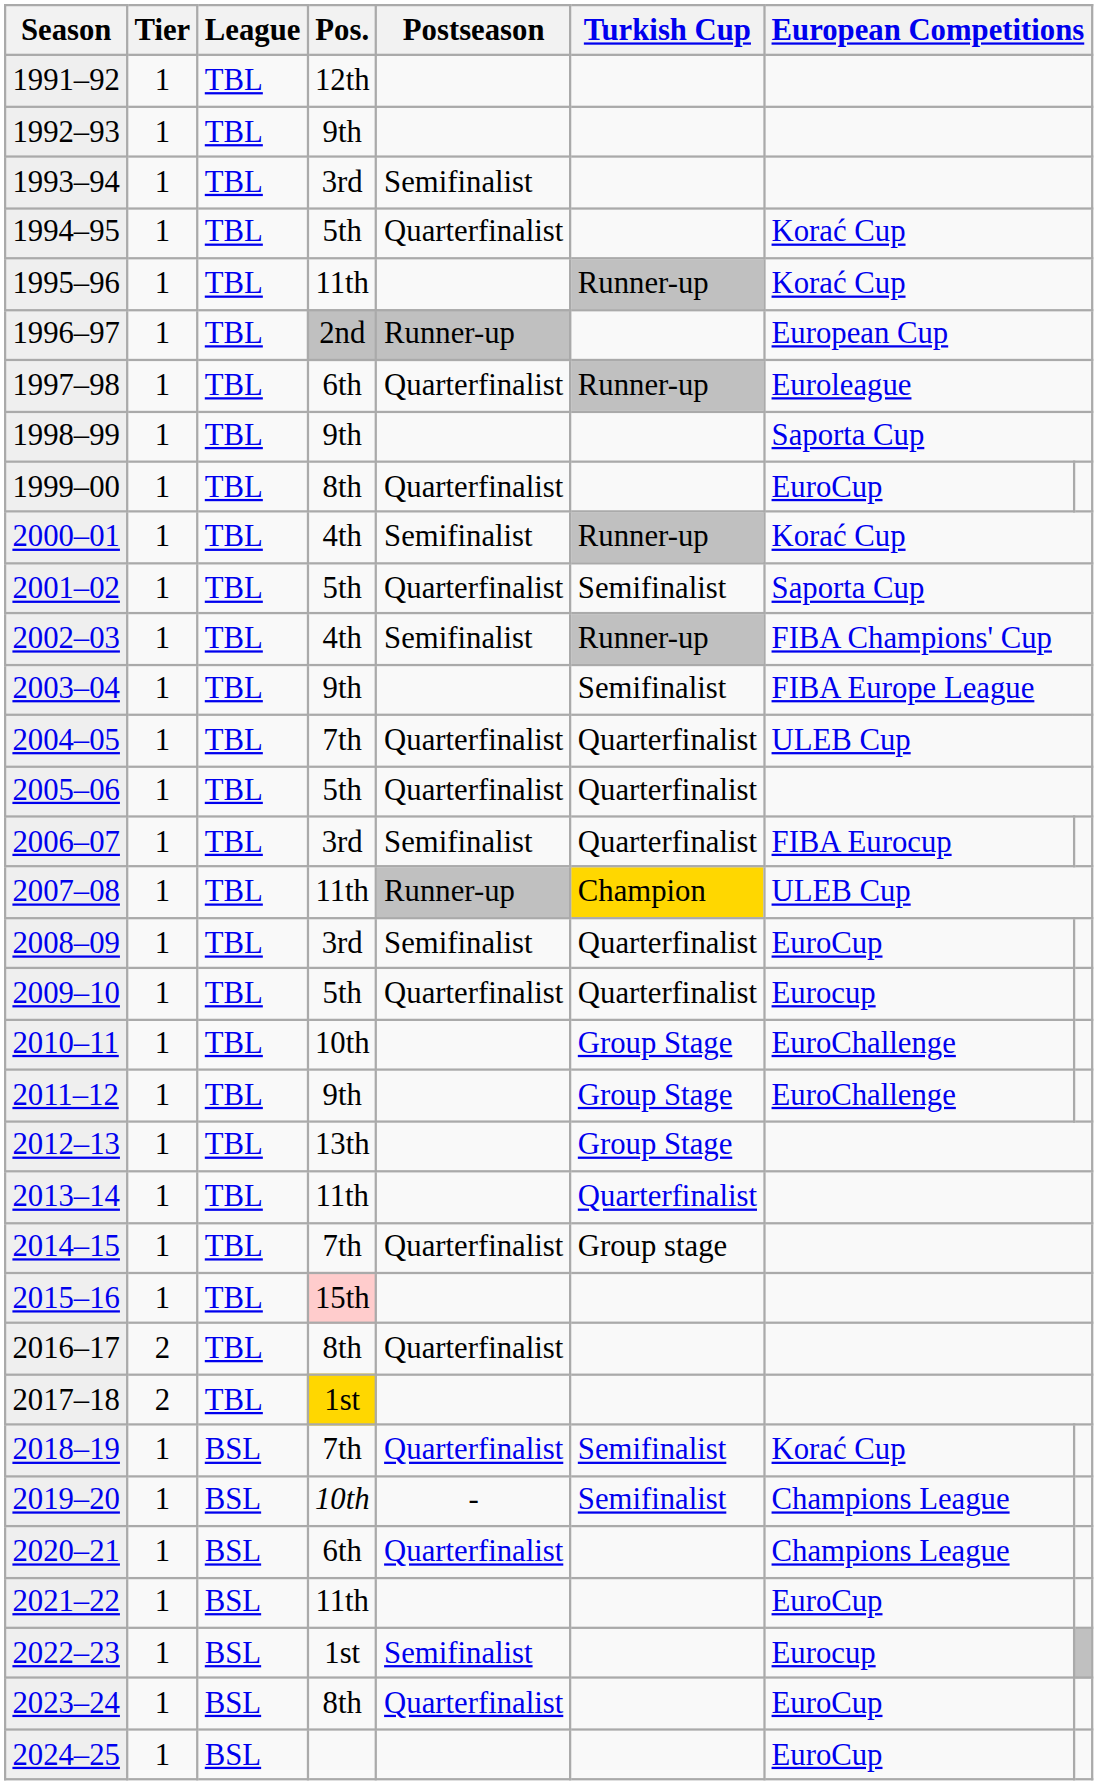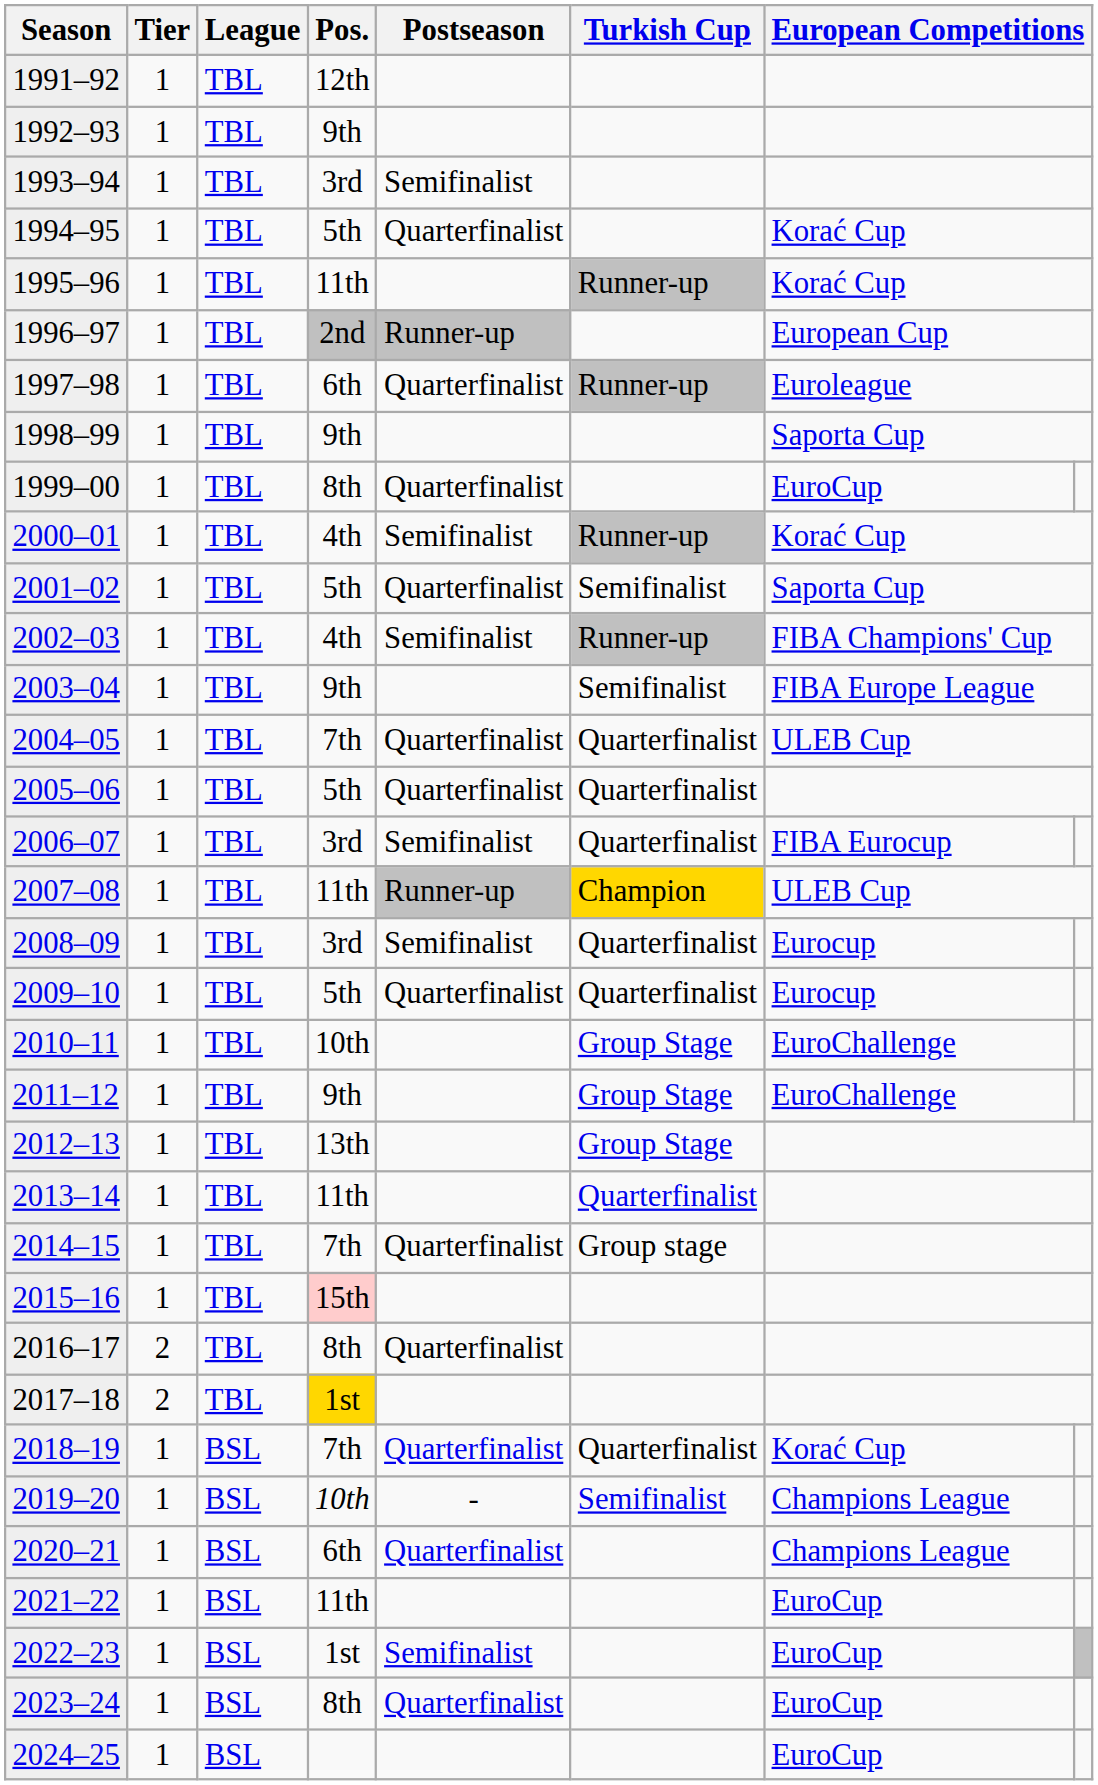(827, 942) EuroCup -> (824, 942) Eurocup
(652, 1449) Semifinalist -> (667, 1449) Quarterfinalist
(824, 1652) Eurocup -> (827, 1652) EuroCup
